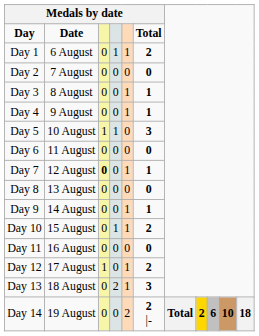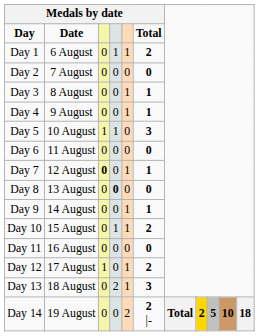(116, 189) normal -> (116, 189) bold
(213, 313) 6 -> (213, 313) 5
